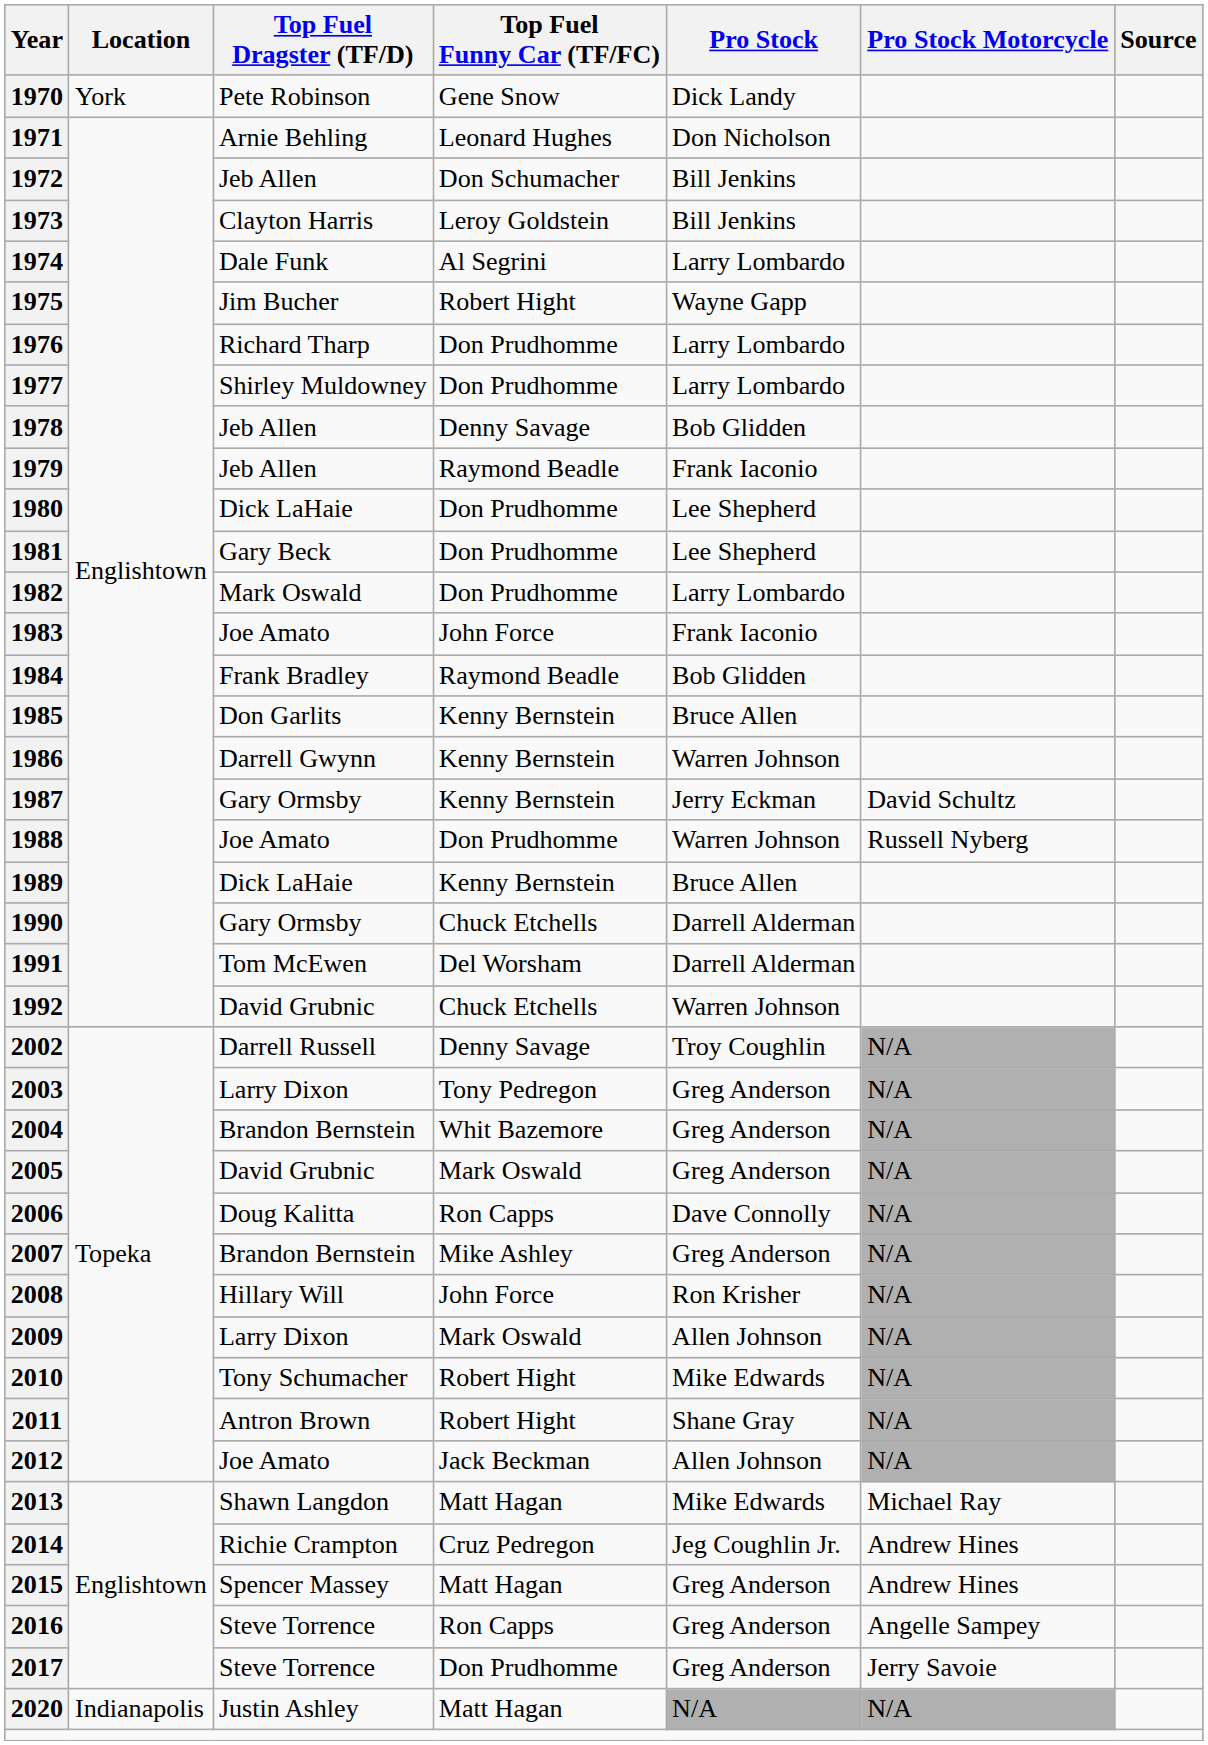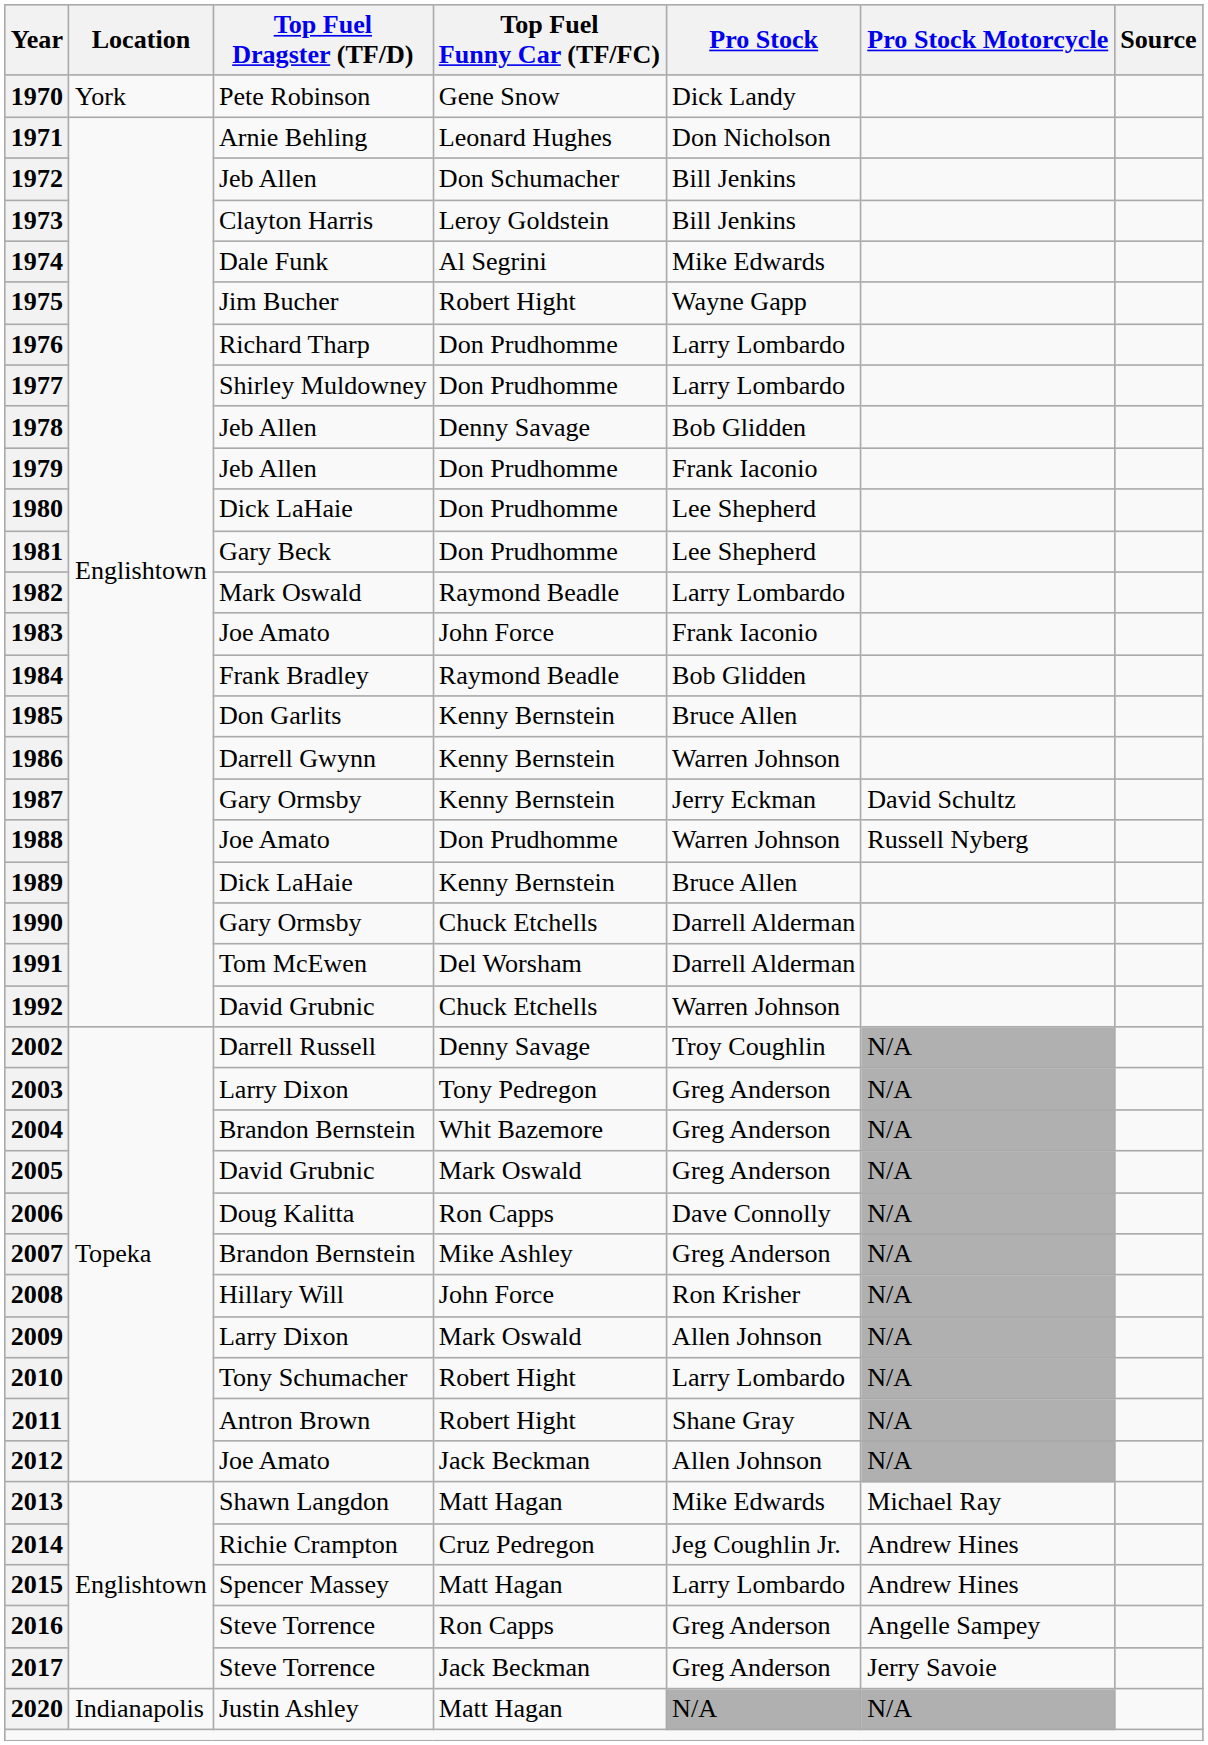(759, 261) Larry Lombardo -> (748, 261) Mike Edwards
(529, 468) Raymond Beadle -> (528, 468) Don Prudhomme
(528, 592) Don Prudhomme -> (529, 592) Raymond Beadle
(748, 1378) Mike Edwards -> (759, 1378) Larry Lombardo
(751, 1584) Greg Anderson -> (759, 1584) Larry Lombardo
(528, 1667) Don Prudhomme -> (514, 1667) Jack Beckman
